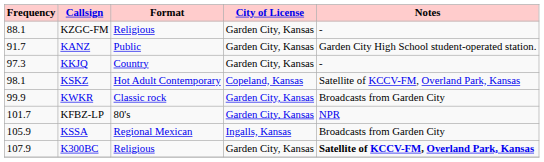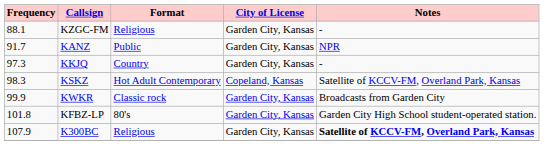(428, 47) Garden City High School student-operated station. -> (329, 47) NPR
(16, 81) 98.1 -> (16, 81) 98.3
(19, 115) 101.7 -> (19, 115) 101.8
(329, 115) NPR -> (428, 115) Garden City High School student-operated station.
- row: (74, 132)
